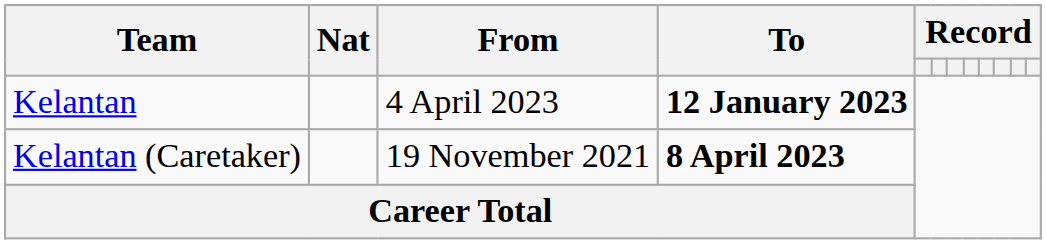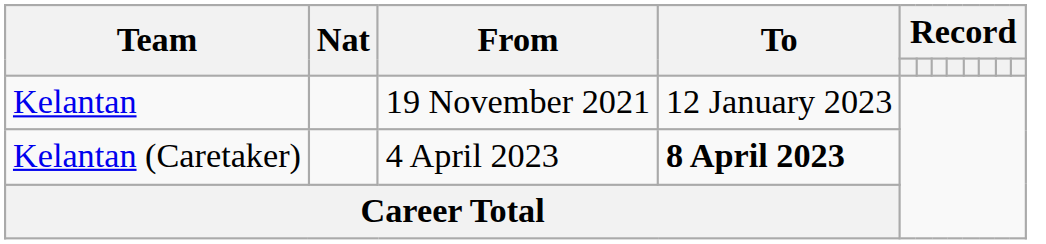(472, 101) 4 April 2023 -> (518, 101) 19 November 2021
(787, 101) bold -> (779, 101) normal
(518, 156) 19 November 2021 -> (472, 156) 4 April 2023
